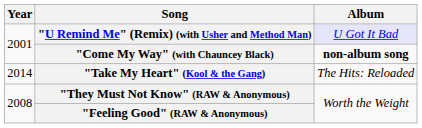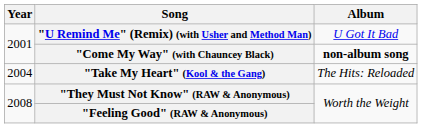(366, 34) lavender background -> (366, 34) no background
(20, 73) 2014 -> (20, 73) 2004
